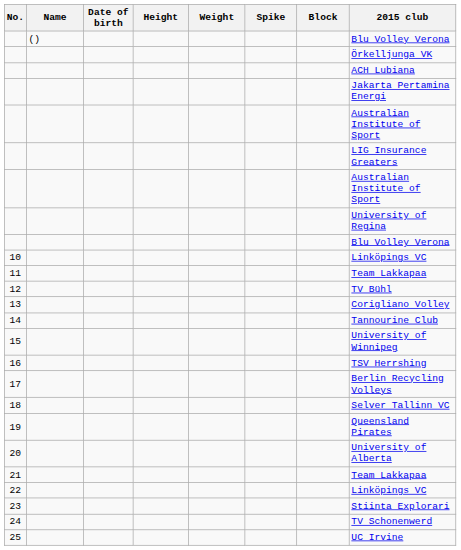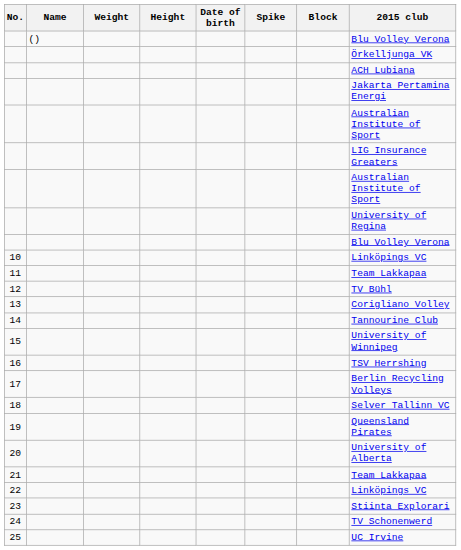columns swapped: (108, 18) <-> (217, 18)
